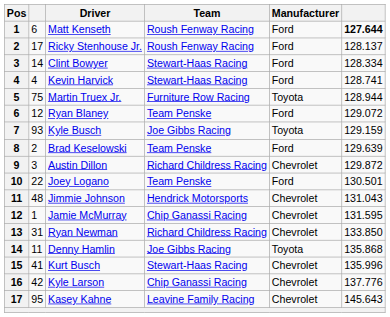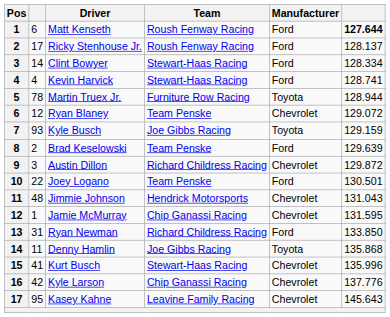(37, 97) 75 -> (37, 97) 78
(283, 114) Ford -> (295, 114) Chevrolet
(295, 232) Chevrolet -> (283, 232) Ford
